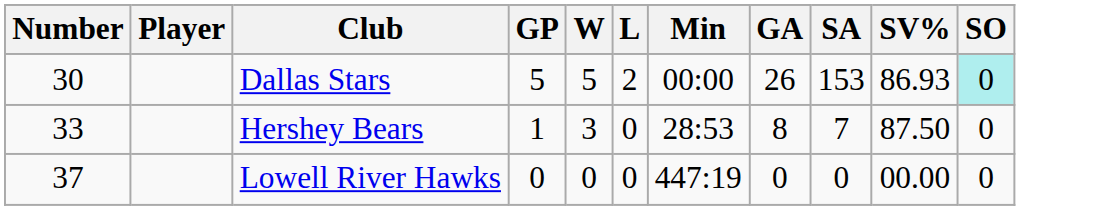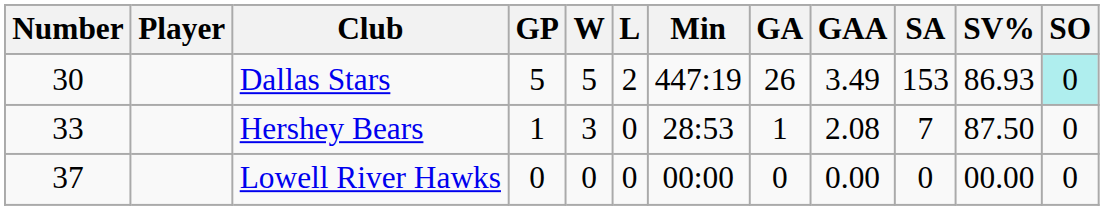+ column: (853, 29)
(698, 79) 00:00 -> (698, 79) 447:19
(780, 128) 8 -> (780, 128) 1
(698, 178) 447:19 -> (698, 178) 00:00
